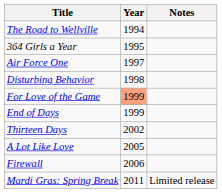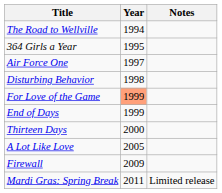(134, 130) 2002 -> (134, 130) 2000
(134, 163) 2006 -> (134, 163) 2009
